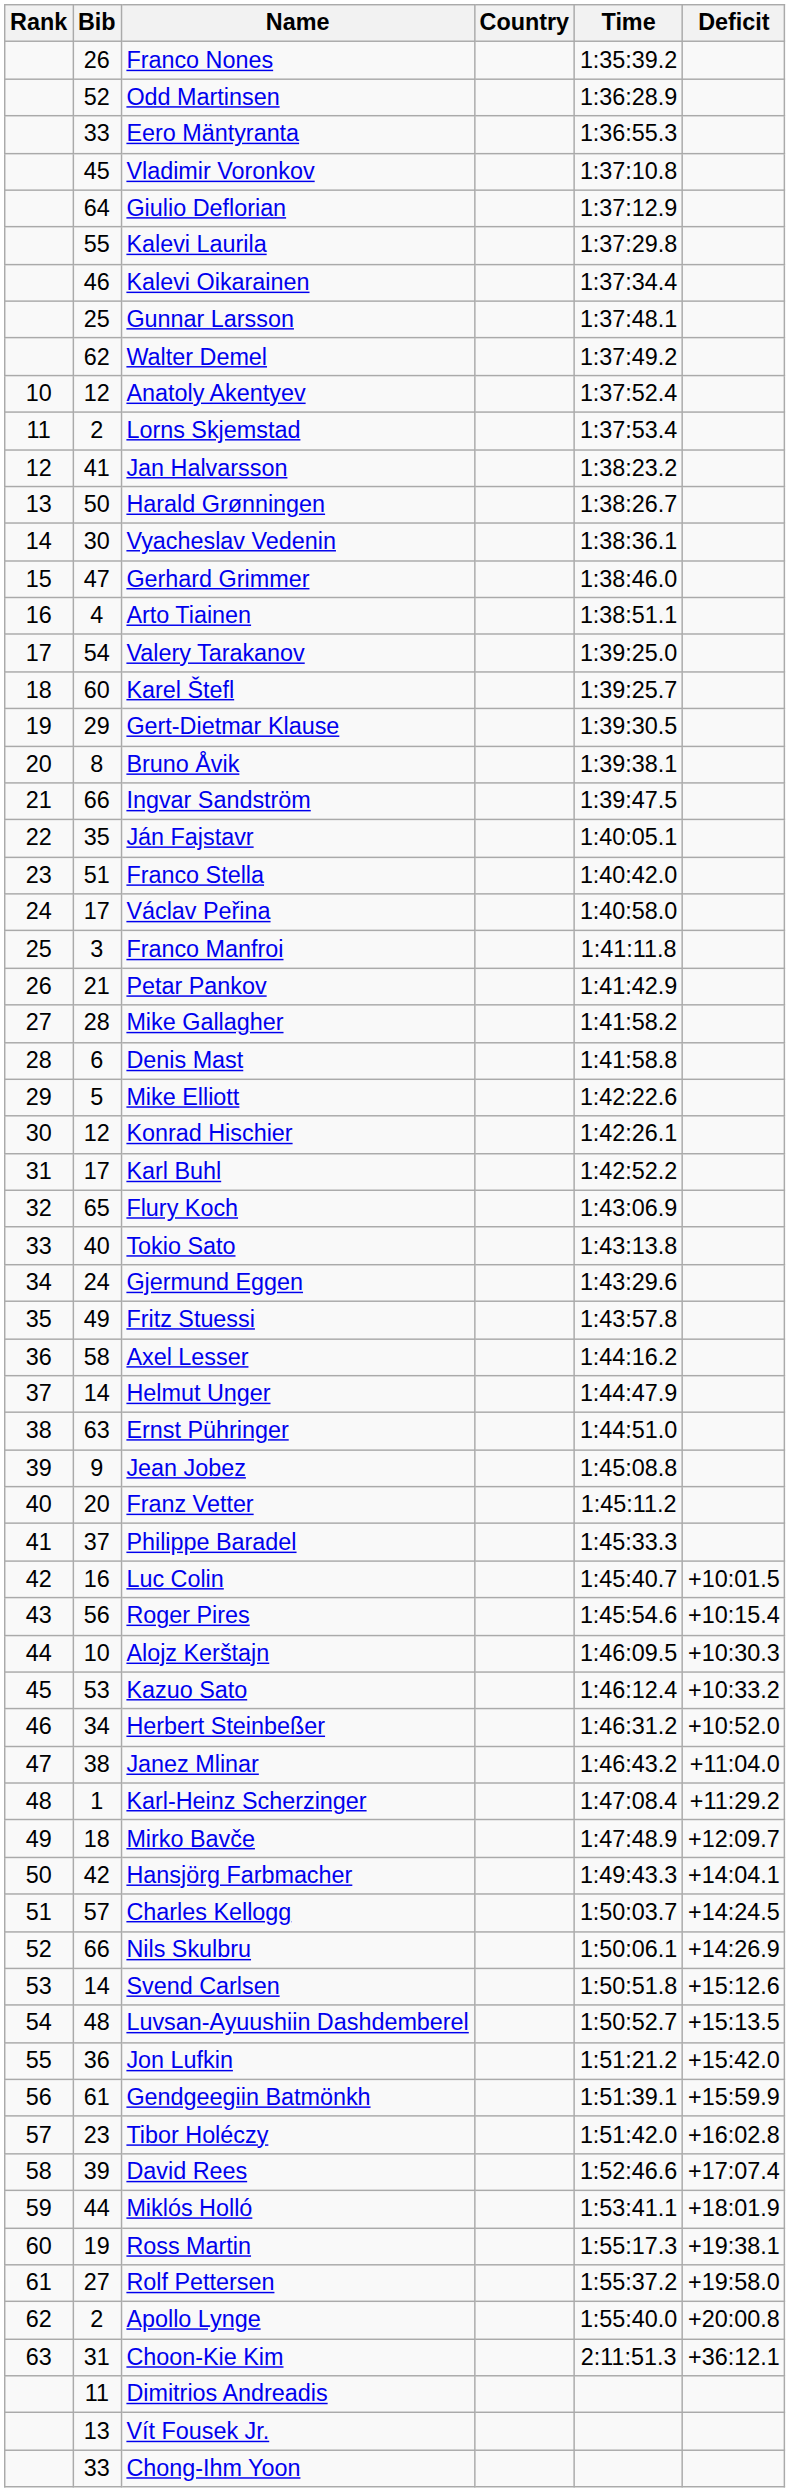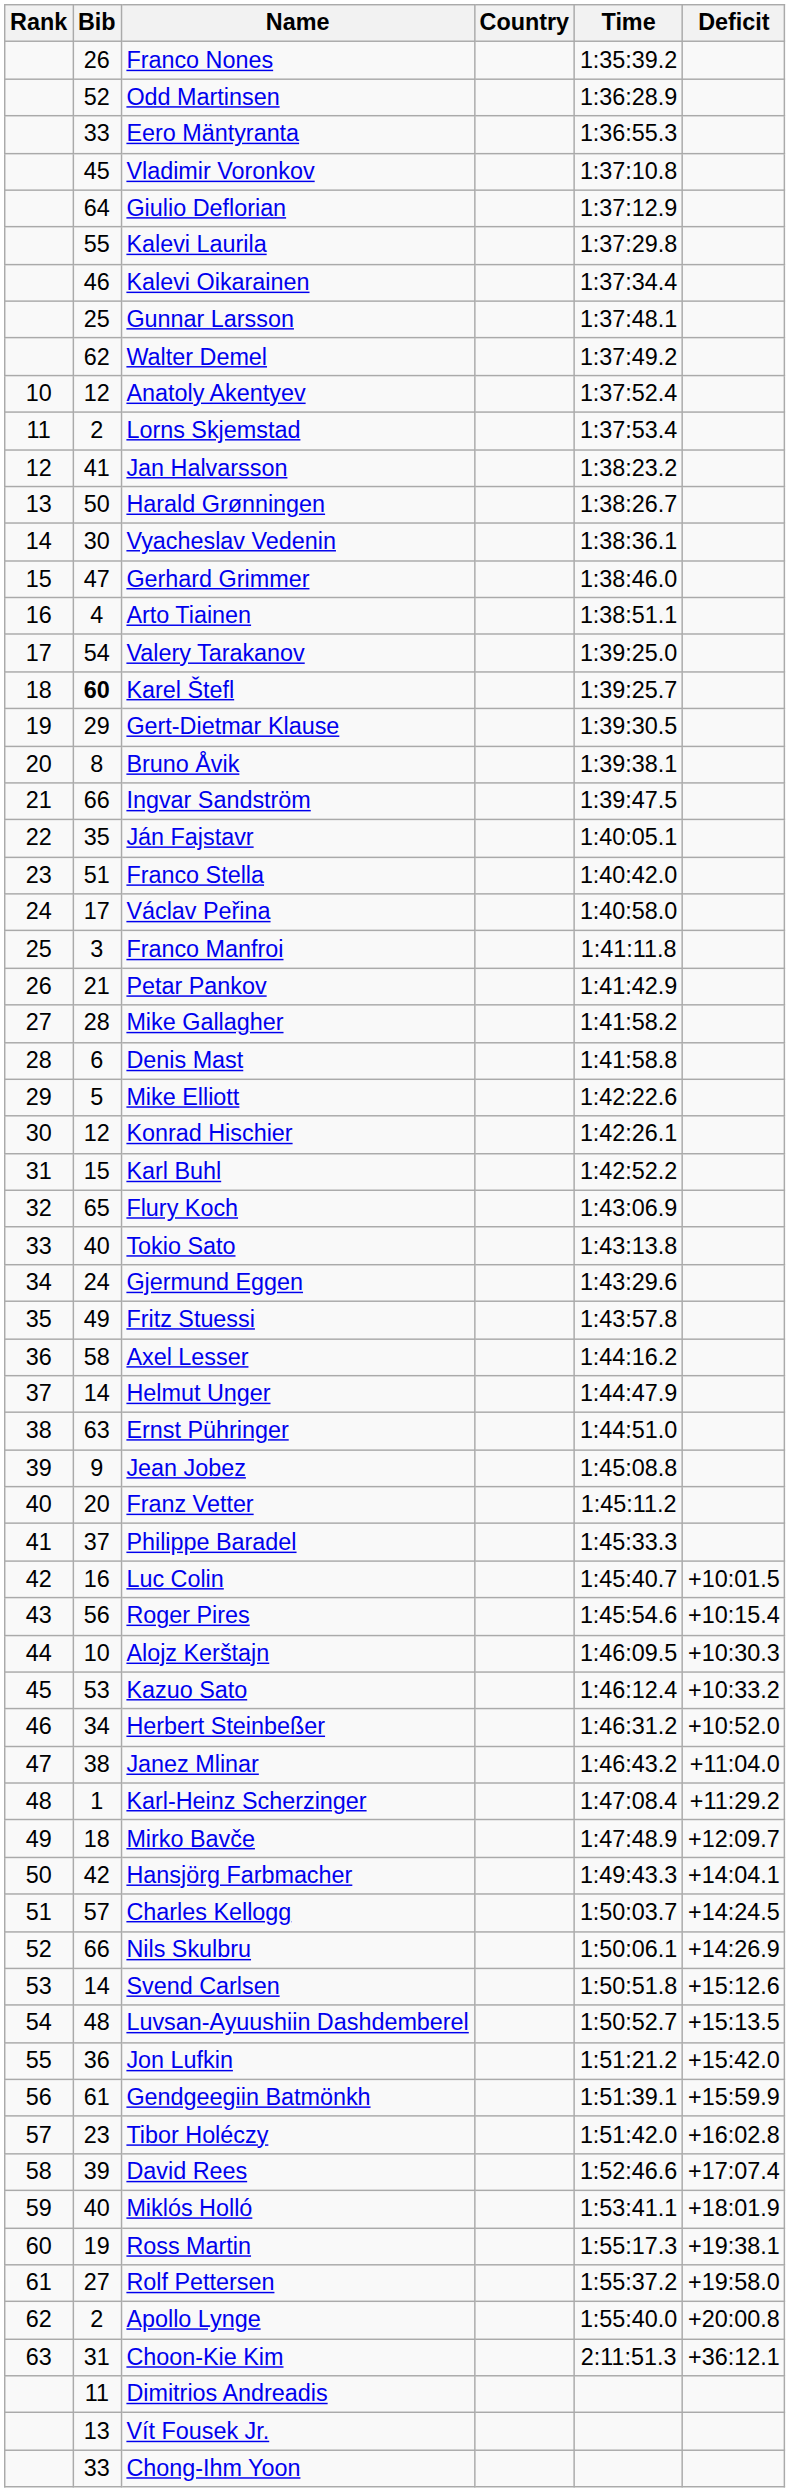(97, 689) normal -> (97, 689) bold
(97, 1171) 17 -> (97, 1171) 15
(97, 2208) 44 -> (97, 2208) 40
